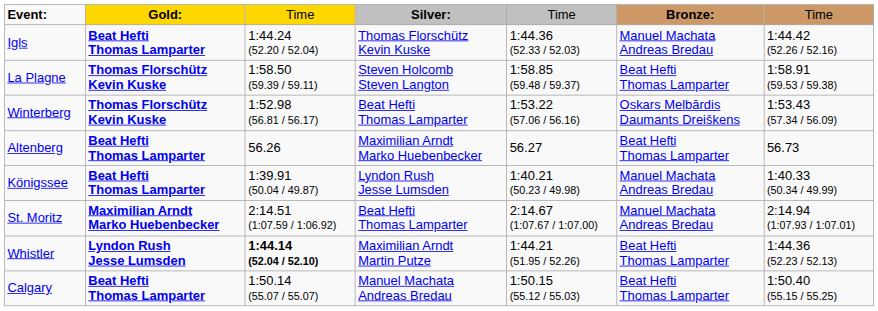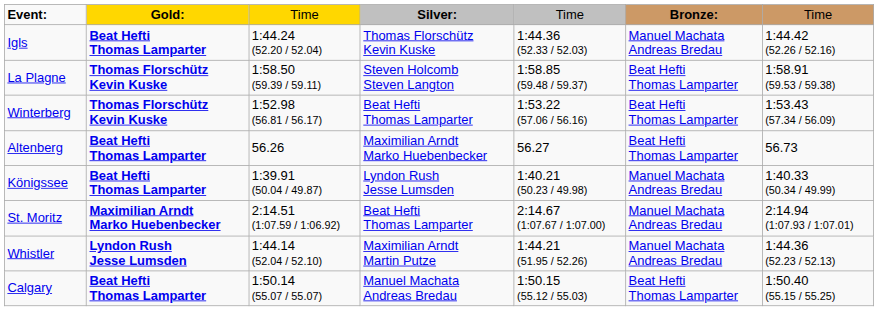(680, 112) Oskars Melbārdis Daumants Dreiškens -> (683, 112) Beat Hefti Thomas Lamparter
(283, 253) bold -> (287, 253) normal
(674, 253) Beat Hefti Thomas Lamparter -> (676, 253) Manuel Machata Andreas Bredau
